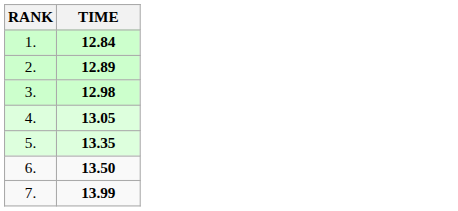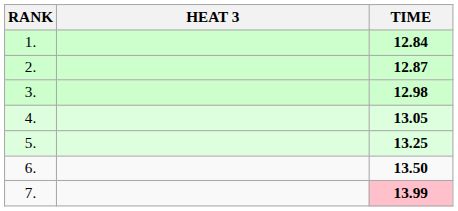+ column: (213, 17)
(98, 67) 12.89 -> (411, 67) 12.87
(98, 143) 13.35 -> (411, 143) 13.25
(98, 193) no background -> (411, 193) pink background
